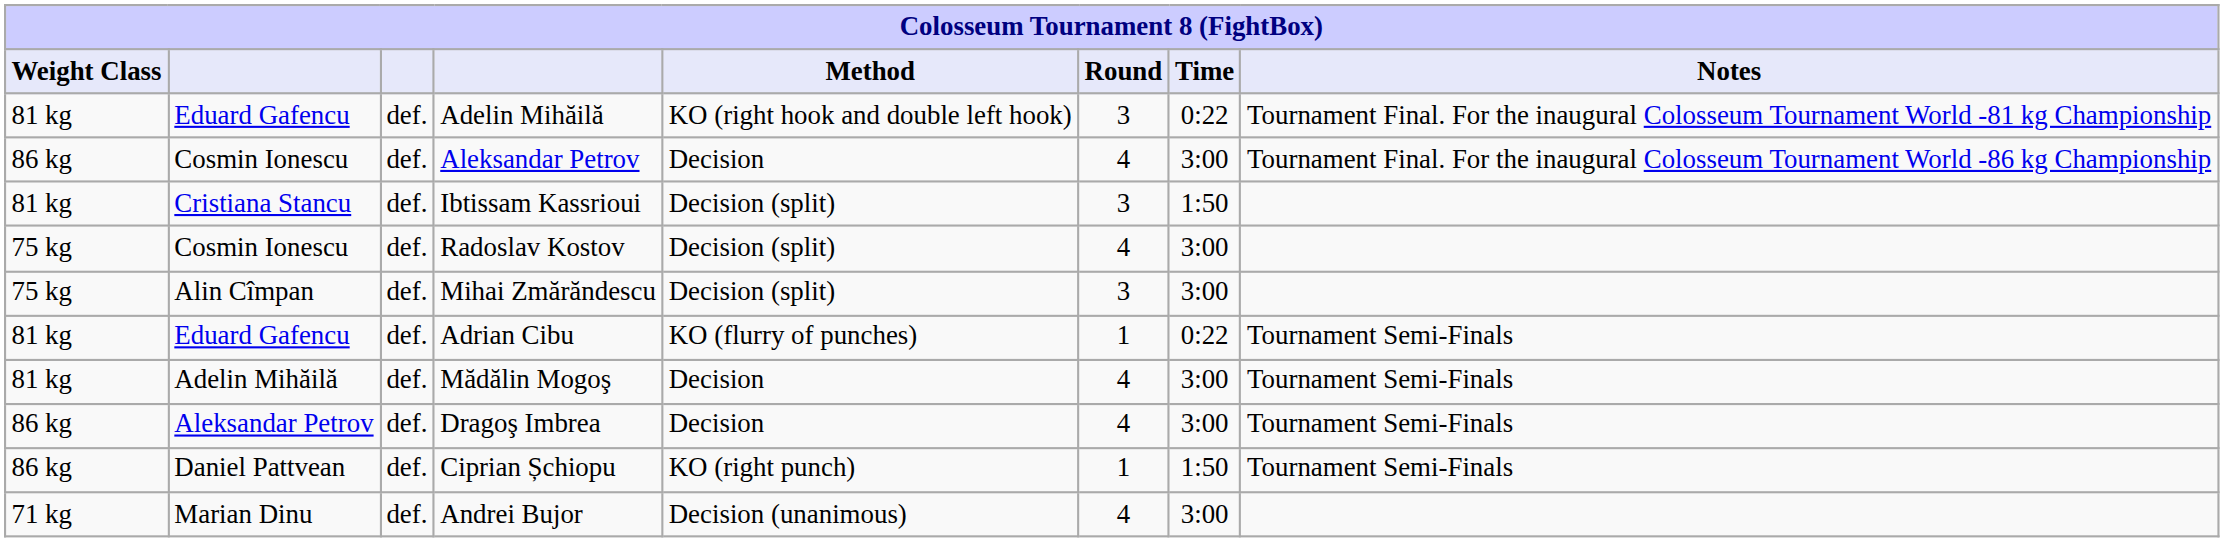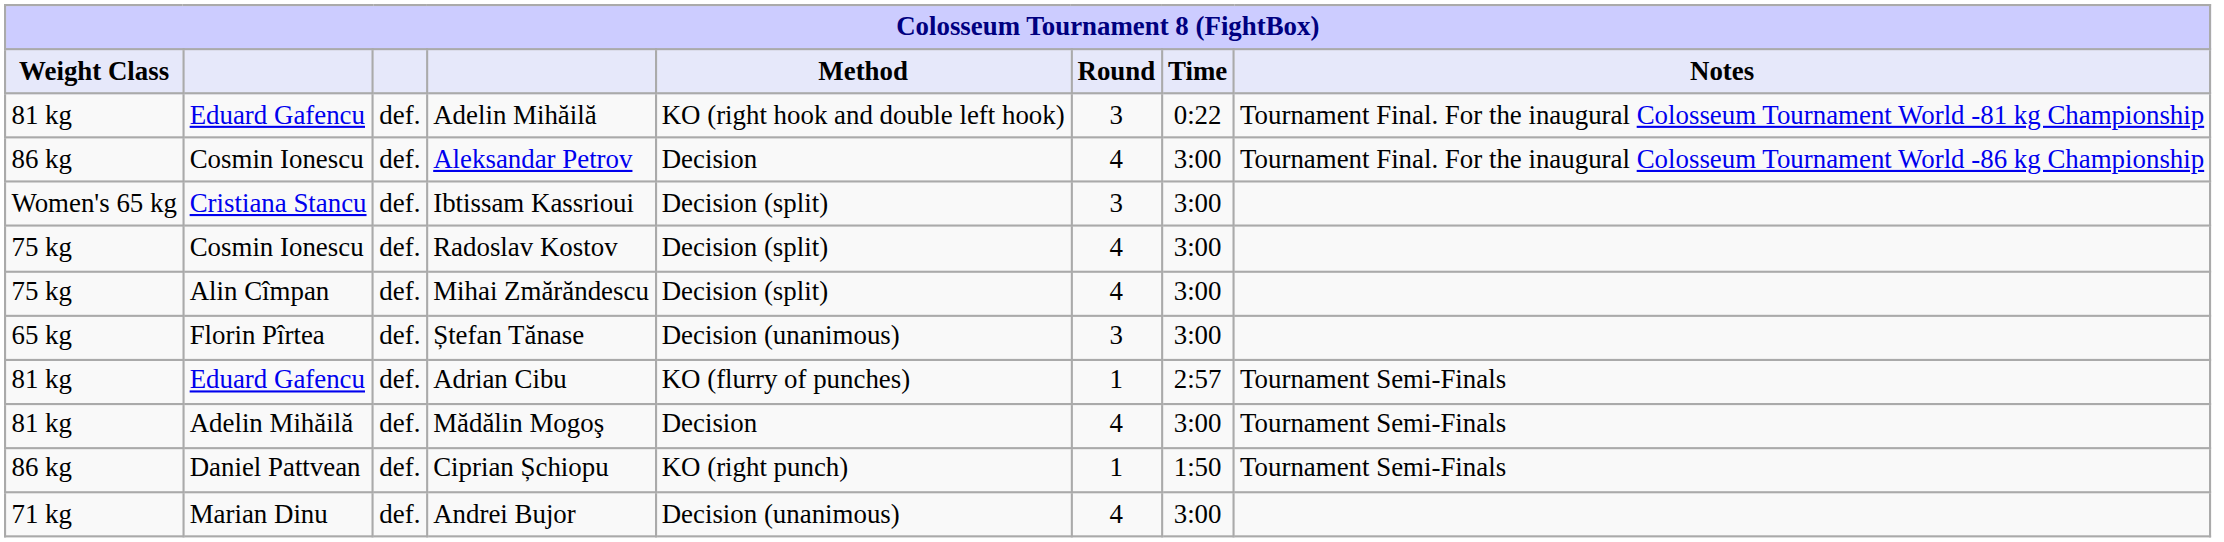(42, 203) 81 kg -> (94, 203) Women's 65 kg
(1205, 203) 1:50 -> (1198, 203) 3:00
(1123, 292) 3 -> (1116, 292) 4
+ row: (509, 336)
(1205, 336) 0:22 -> (1198, 380) 2:57
- row: (520, 425)
